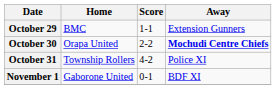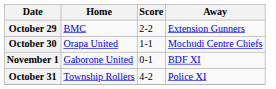(146, 28) 1-1 -> (146, 28) 2-2
(146, 44) 2-2 -> (146, 44) 1-1
(218, 44) bold -> (215, 44) normal
rows swapped: (33, 60) <-> (33, 76)
